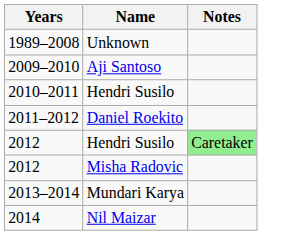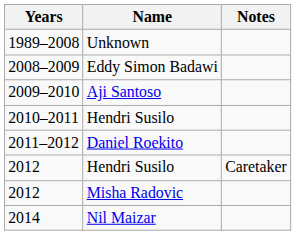+ row: (44, 67)
(222, 142) lightgreen background -> (256, 167) no background
- row: (44, 192)
